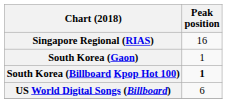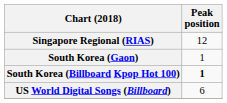(202, 40) 16 -> (202, 40) 12
